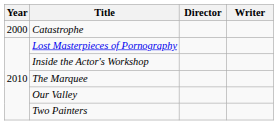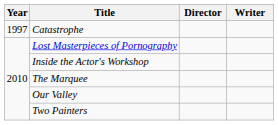(17, 29) 2000 -> (17, 29) 1997
